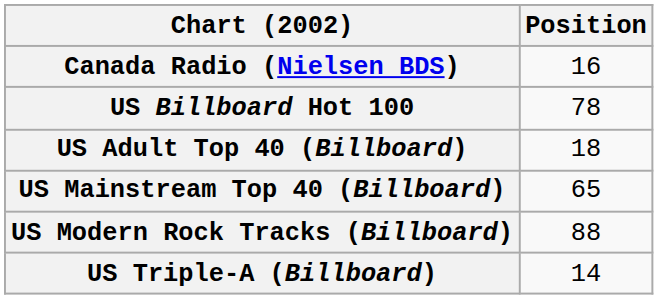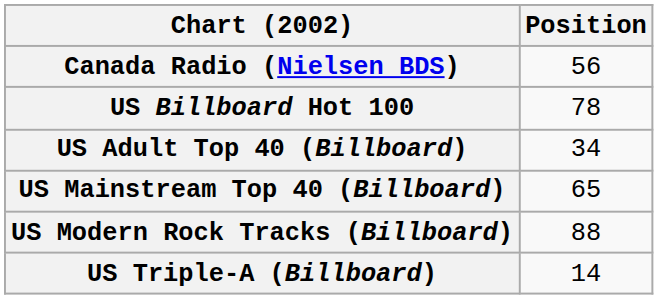(586, 67) 16 -> (586, 67) 56
(586, 150) 18 -> (586, 150) 34
